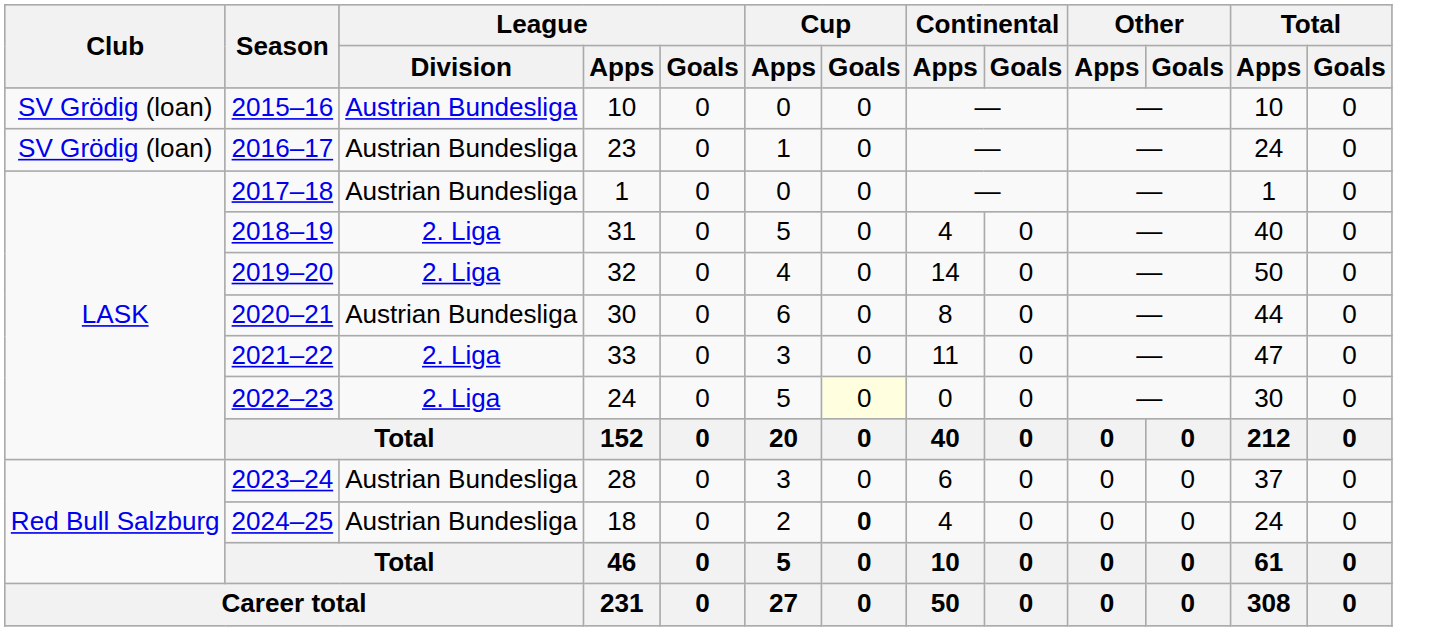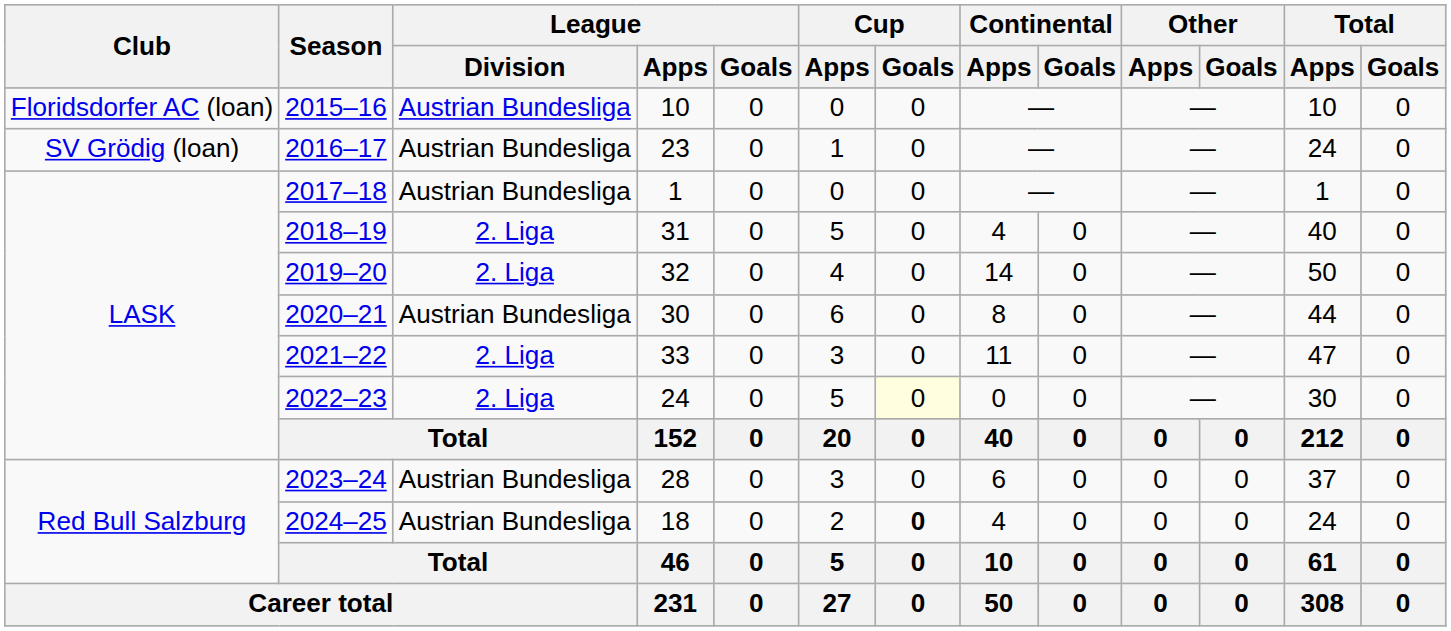(115, 107) SV Grödig (loan) -> (142, 107) Floridsdorfer AC (loan)
